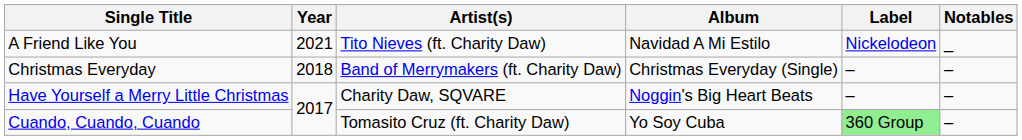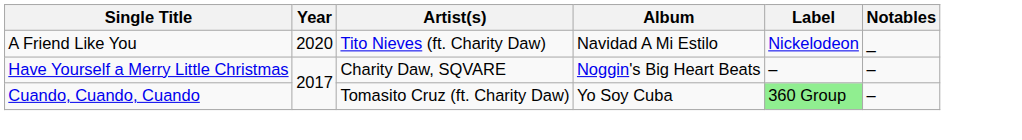(315, 43) 2021 -> (315, 43) 2020
- row: (82, 69)
